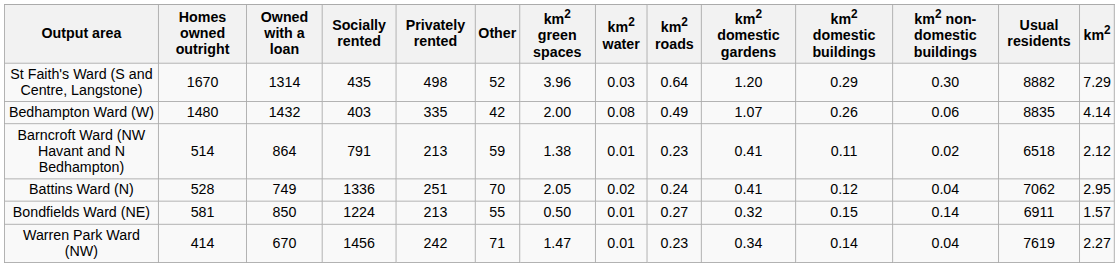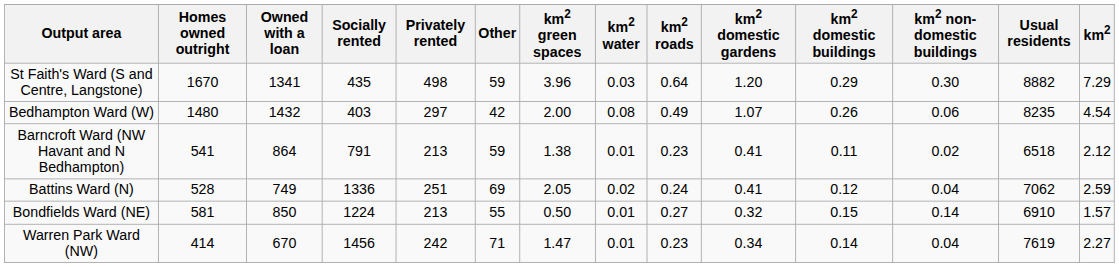(284, 82) 1314 -> (284, 82) 1341
(497, 82) 52 -> (497, 82) 59
(435, 112) 335 -> (435, 112) 297
(1039, 112) 8835 -> (1039, 112) 8235
(1097, 112) 4.14 -> (1097, 112) 4.54
(203, 151) 514 -> (203, 151) 541
(497, 190) 70 -> (497, 190) 69
(1097, 190) 2.95 -> (1097, 190) 2.59
(1039, 212) 6911 -> (1039, 212) 6910
